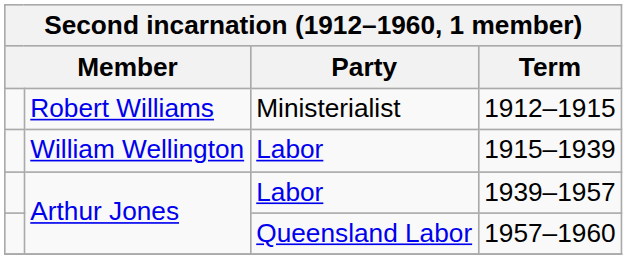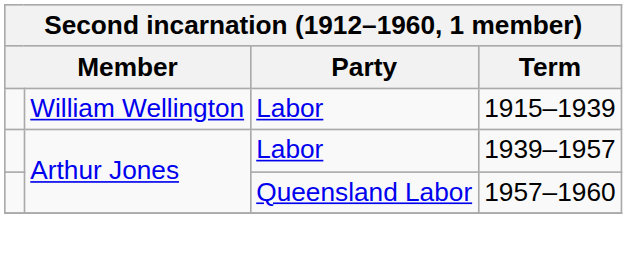- row: (550, 108)
